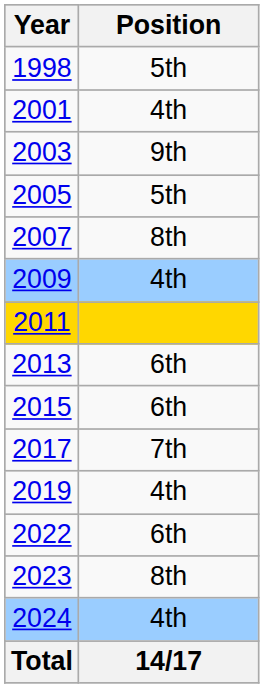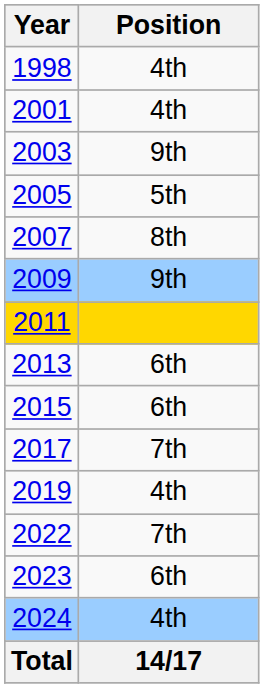(169, 68) 5th -> (169, 68) 4th
(169, 279) 4th -> (169, 279) 9th
(169, 534) 6th -> (169, 534) 7th
(169, 576) 8th -> (169, 576) 6th
